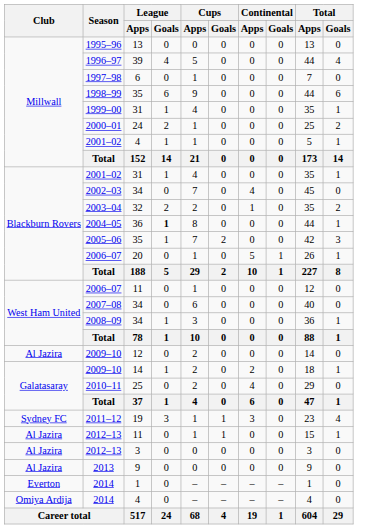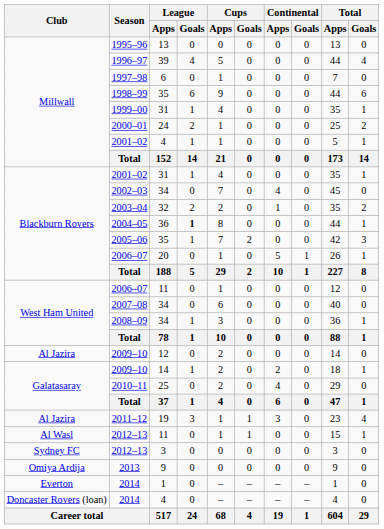(44, 418) Sydney FC -> (57, 418) Al Jazira
(44, 434) Al Jazira -> (57, 434) Al Wasl
(44, 451) Al Jazira -> (57, 451) Sydney FC
(44, 467) Al Jazira -> (57, 467) Omiya Ardija
(44, 499) Omiya Ardija -> (57, 499) Doncaster Rovers (loan)
